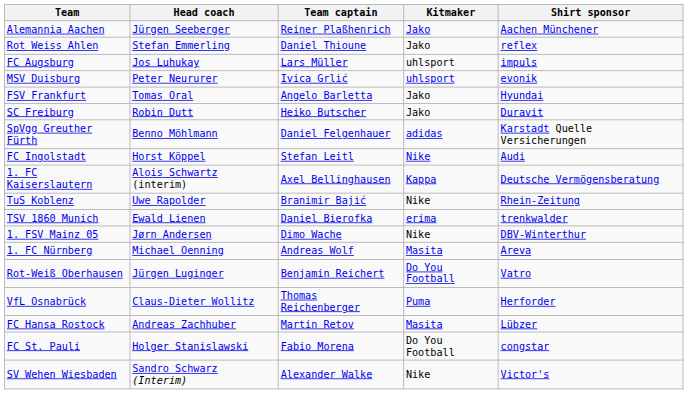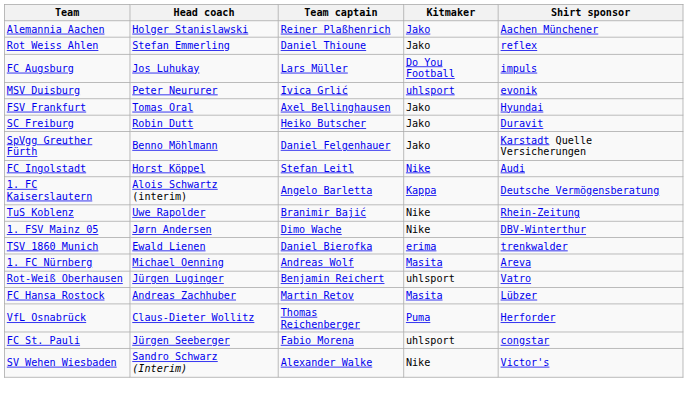(181, 29) Jürgen Seeberger -> (190, 29) Holger Stanislawski
(430, 62) uhlsport -> (430, 68) Do You Football
(326, 95) Angelo Barletta -> (336, 107) Axel Bellinghausen
(424, 134) adidas -> (418, 146) Jako
(336, 179) Axel Bellinghausen -> (326, 191) Angelo Barletta
rows swapped: (53, 234) <-> (53, 218)
(430, 273) Do You Football -> (430, 279) uhlsport
rows swapped: (46, 301) <-> (56, 324)
(190, 346) Holger Stanislawski -> (181, 340) Jürgen Seeberger
(430, 346) Do You Football -> (430, 340) uhlsport
